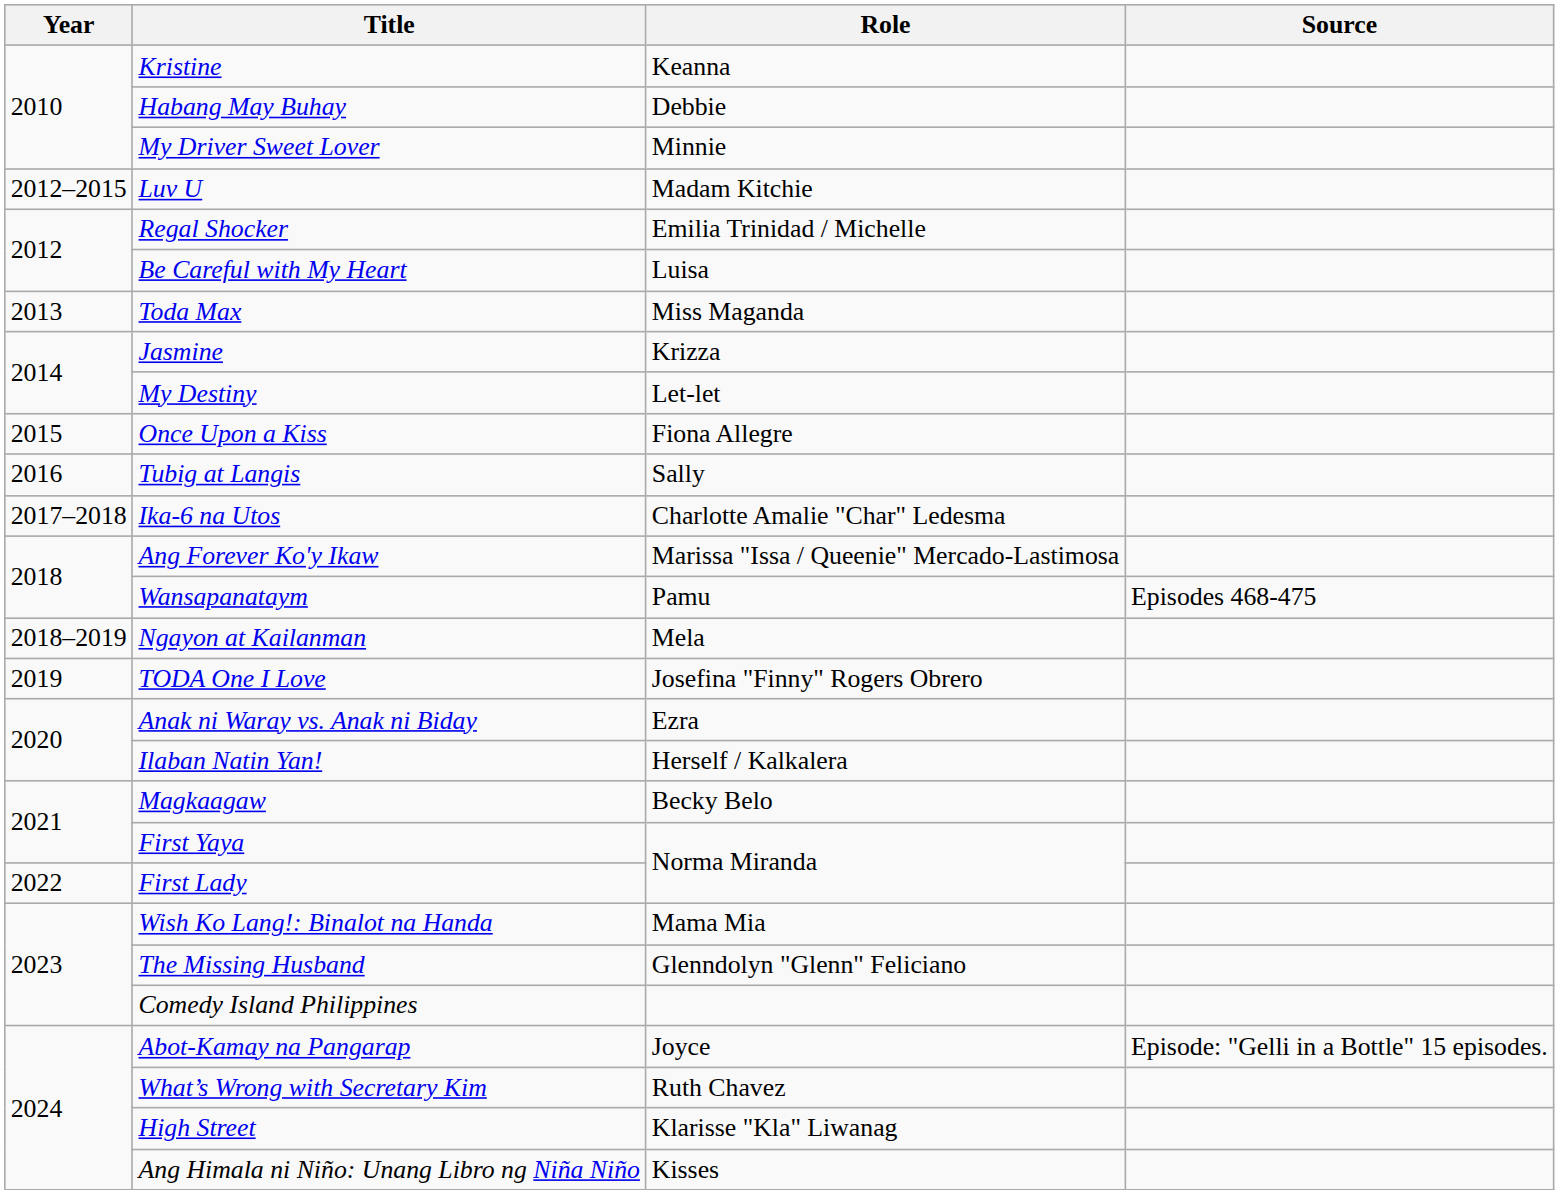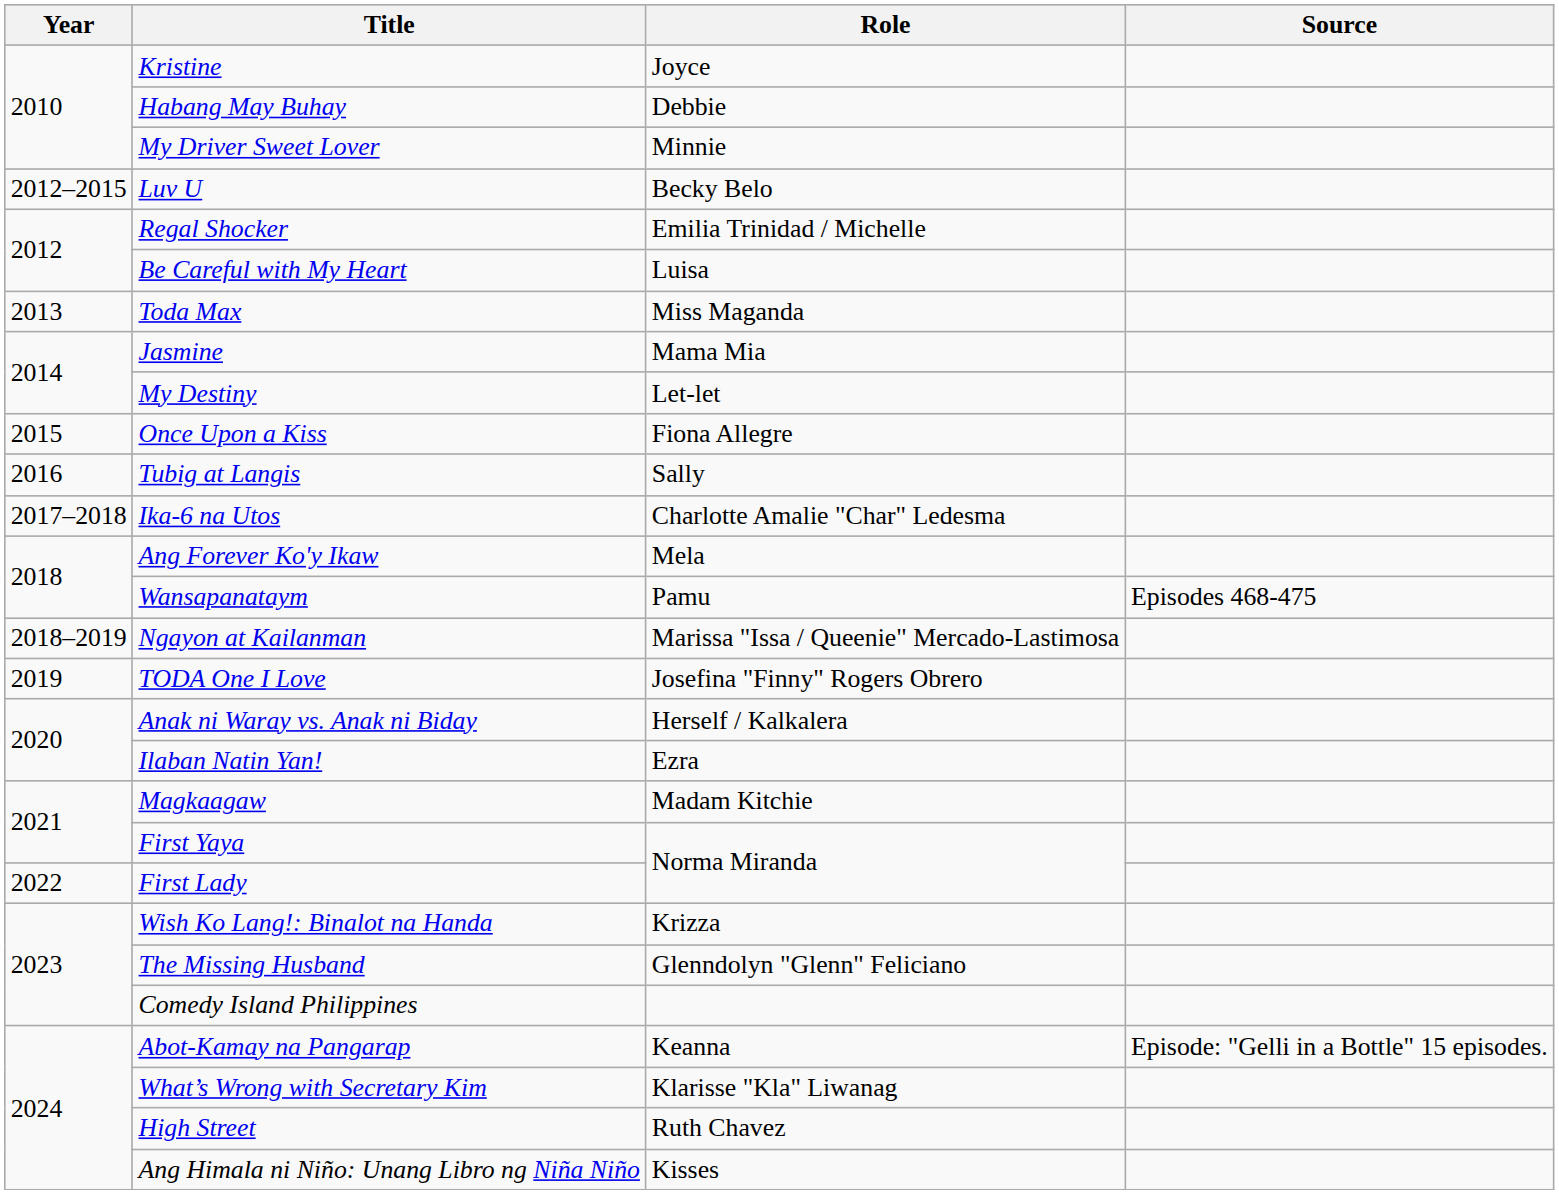(691, 65) Keanna -> (681, 65) Joyce
(732, 188) Madam Kitchie -> (712, 188) Becky Belo
(686, 351) Krizza -> (709, 351) Mama Mia
(886, 556) Marissa "Issa / Queenie" Mercado-Lastimosa -> (678, 556) Mela
(678, 637) Mela -> (886, 637) Marissa "Issa / Queenie" Mercado-Lastimosa
(675, 719) Ezra -> (750, 719) Herself / Kalkalera
(750, 760) Herself / Kalkalera -> (675, 760) Ezra
(712, 801) Becky Belo -> (732, 801) Madam Kitchie
(709, 923) Mama Mia -> (686, 923) Krizza
(681, 1046) Joyce -> (691, 1046) Keanna
(719, 1087) Ruth Chavez -> (775, 1087) Klarisse "Kla" Liwanag
(775, 1127) Klarisse "Kla" Liwanag -> (719, 1127) Ruth Chavez
